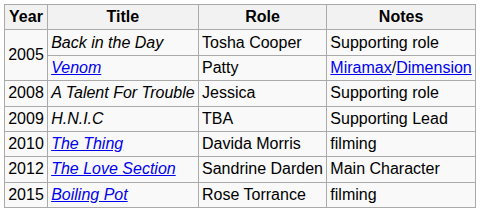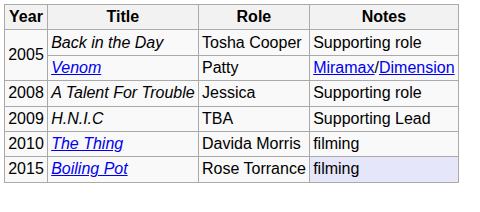- row: (113, 169)
(353, 194) no background -> (336, 169) lavender background
